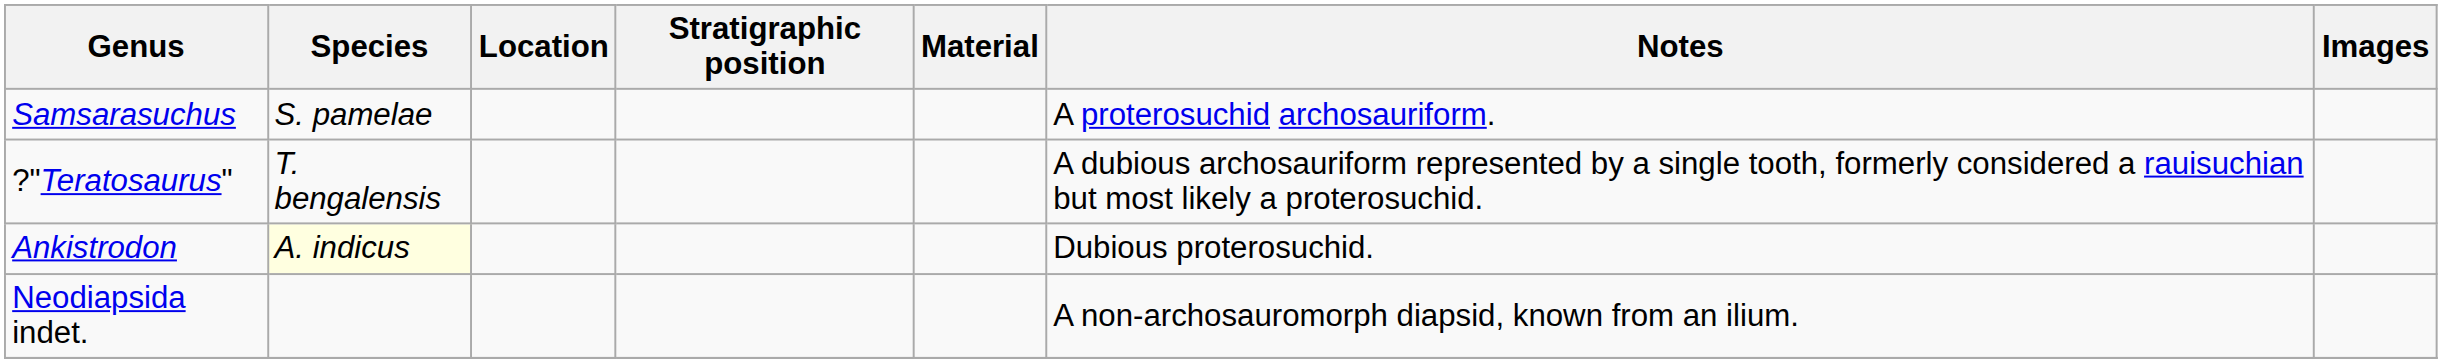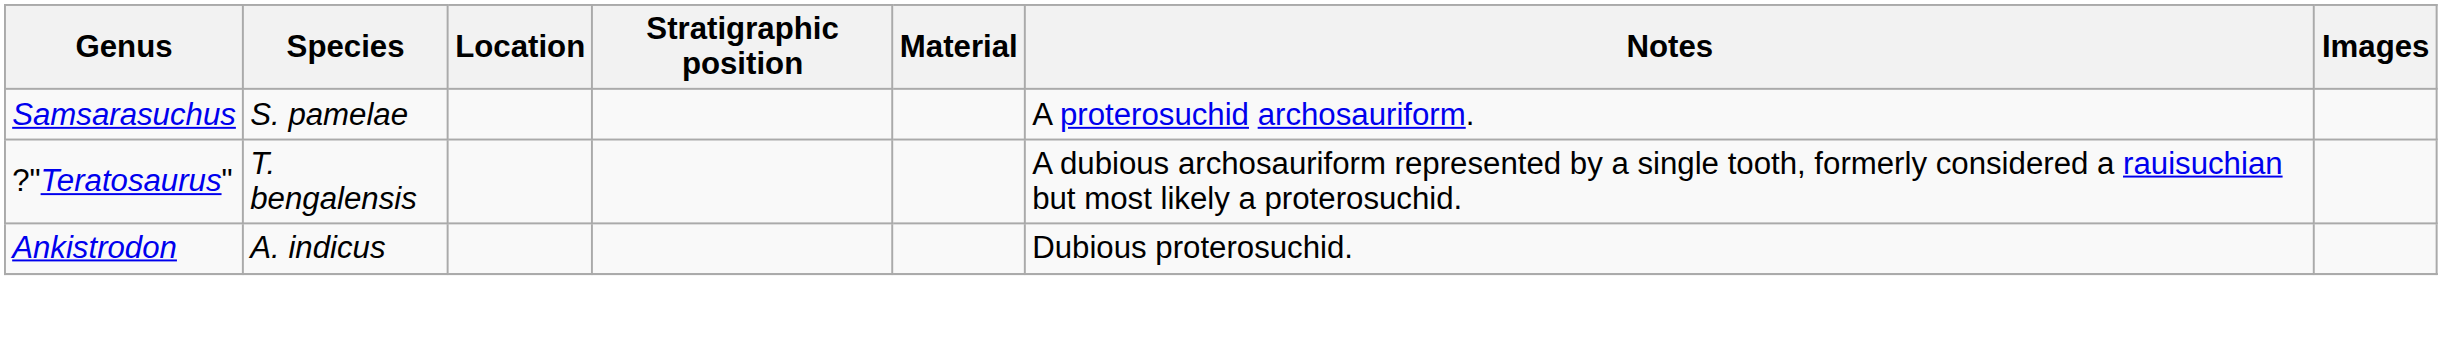(342, 247) lightyellow background -> (318, 247) no background
- row: (99, 314)
